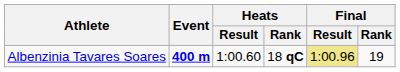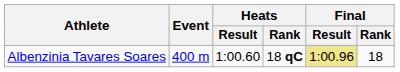(191, 57) bold -> (191, 57) normal
(376, 57) 19 -> (376, 57) 18
